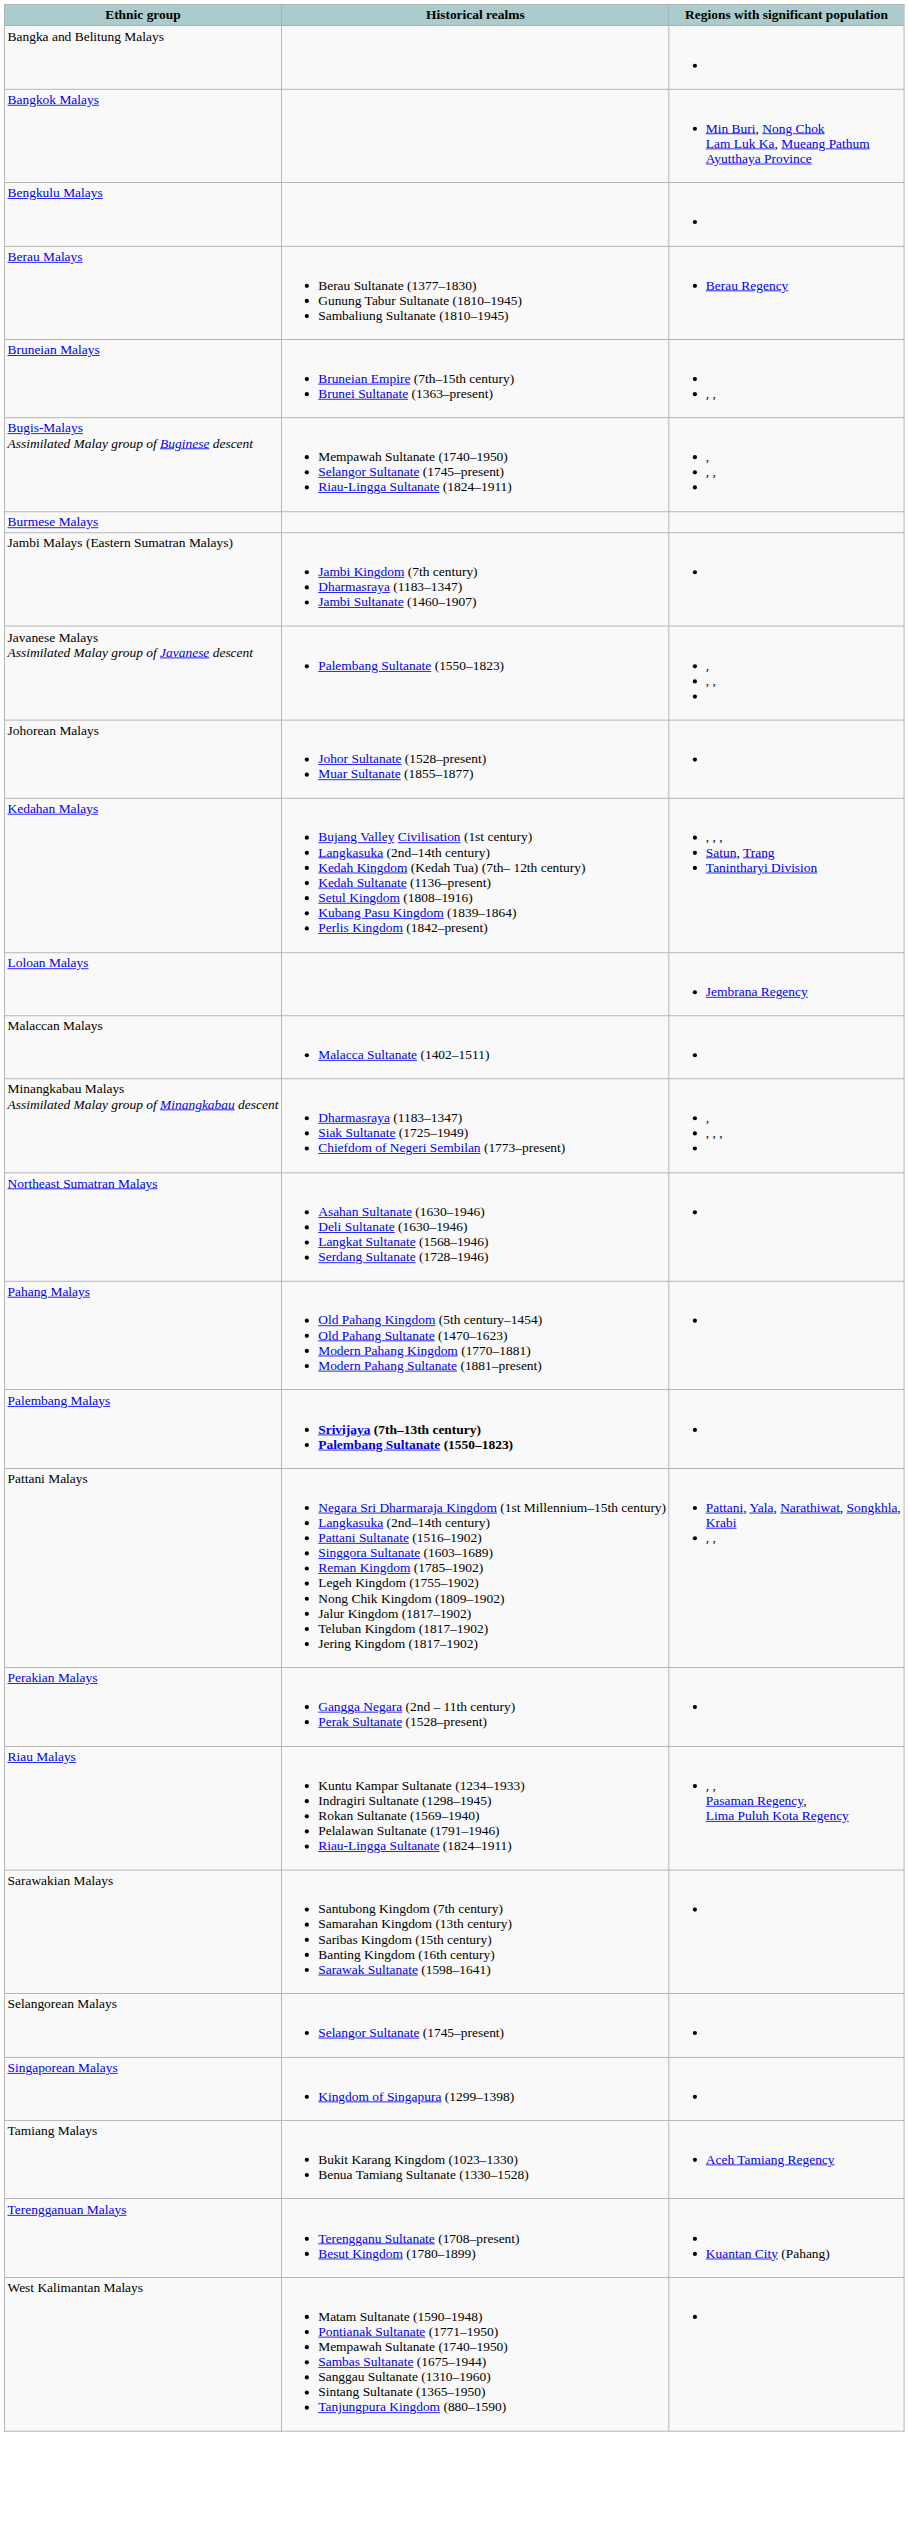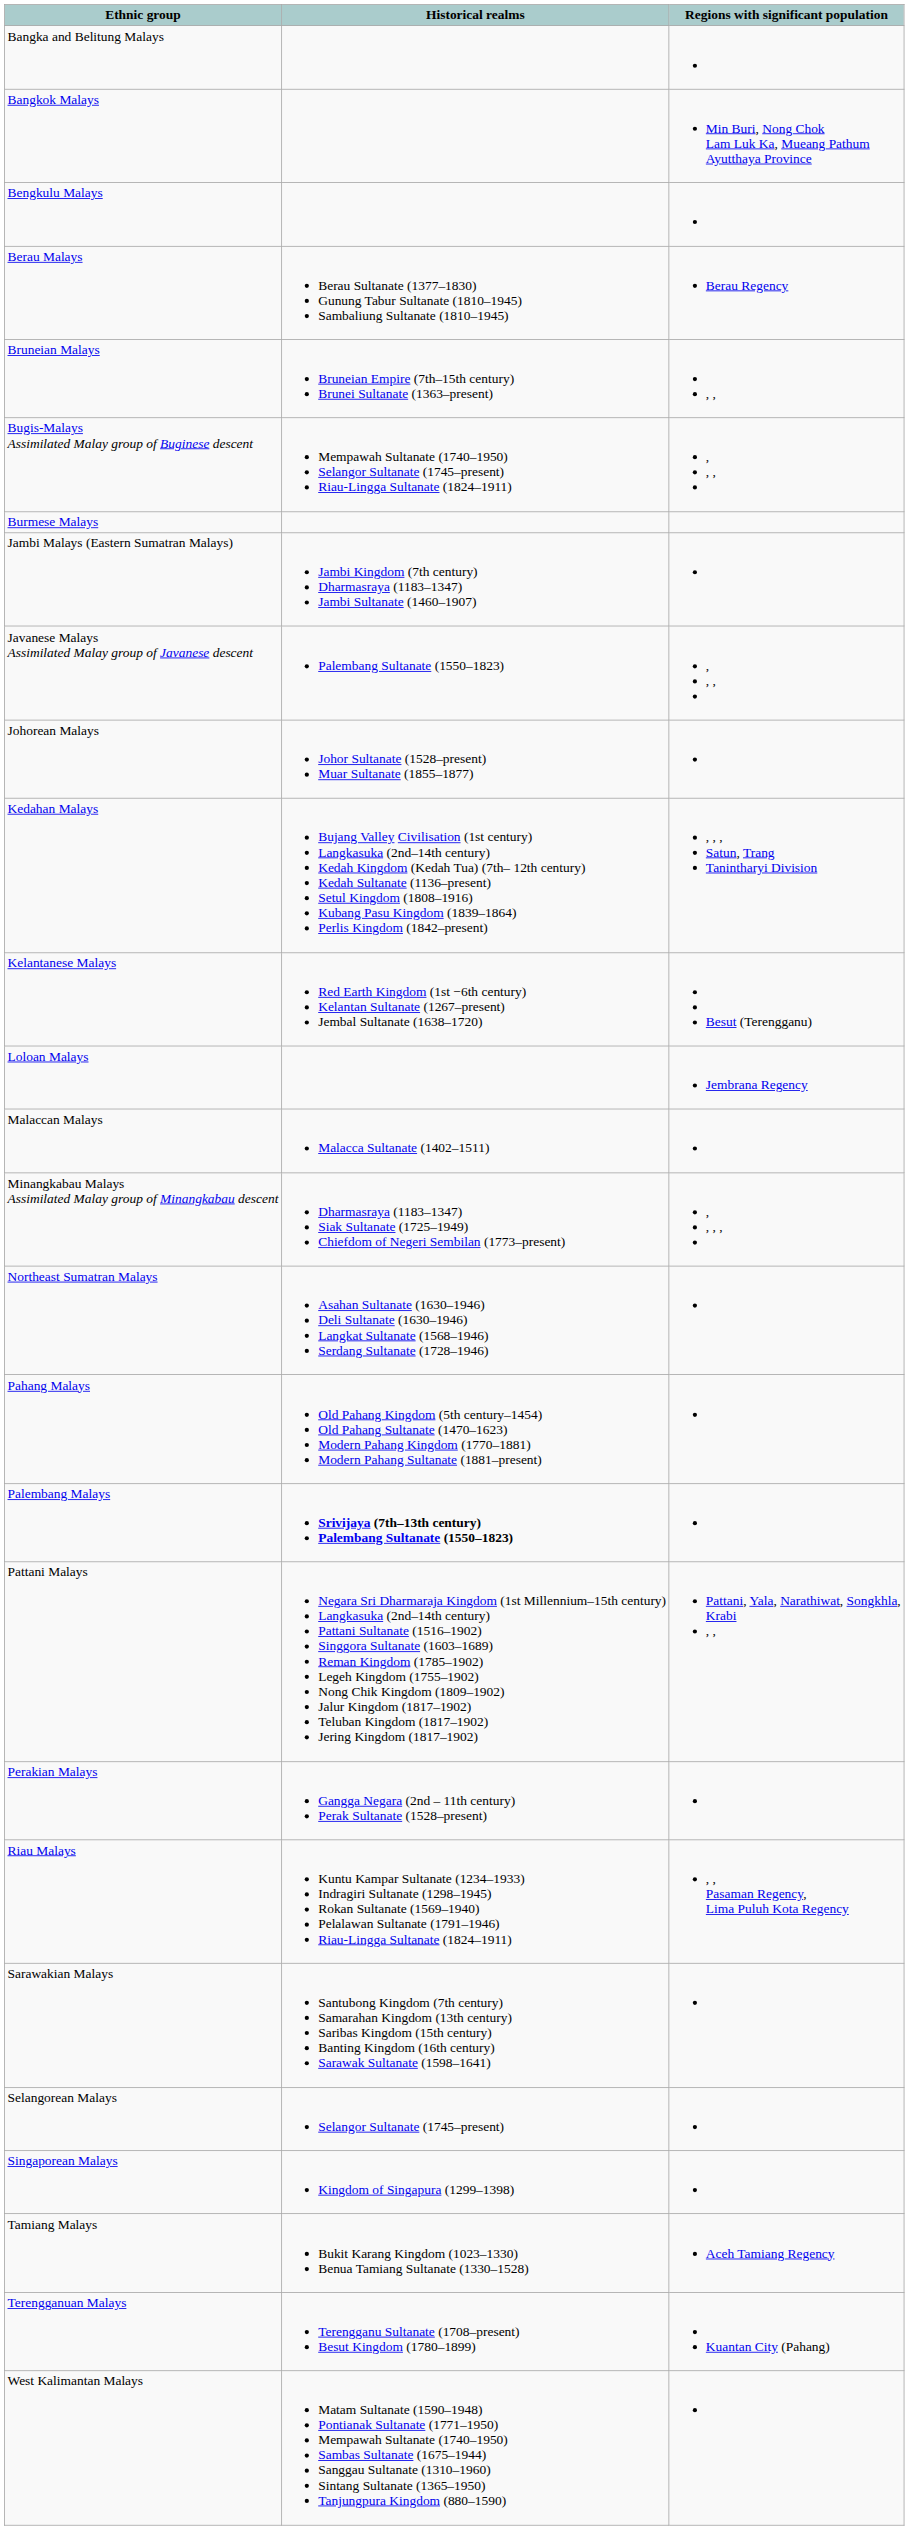+ row: (62, 963)
